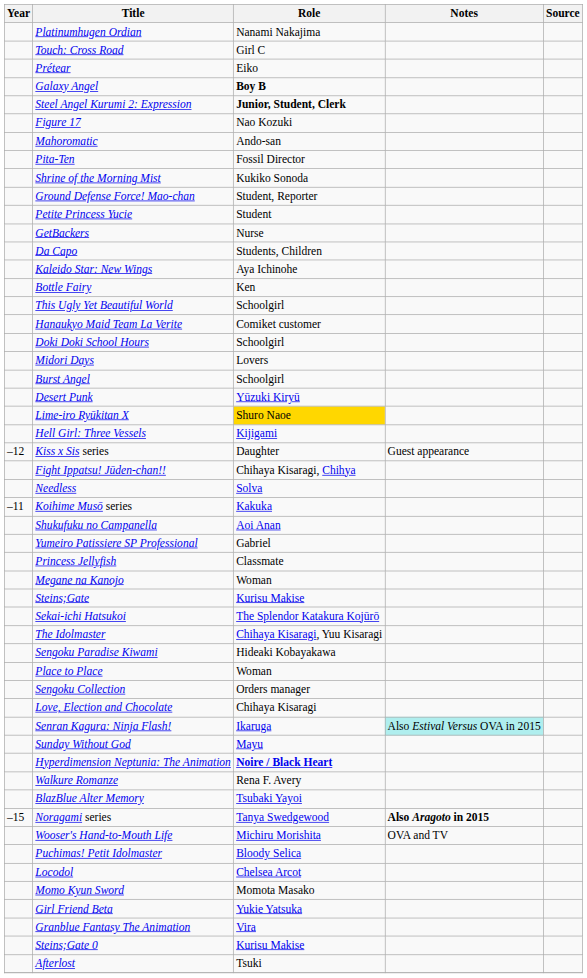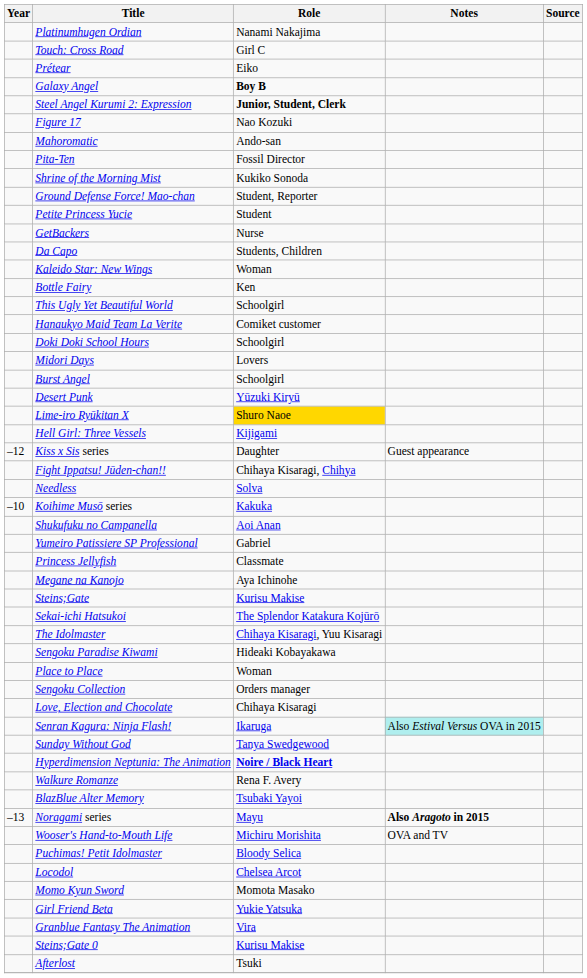(267, 269) Aya Ichinohe -> (254, 269) Woman
(15, 506) –11 -> (16, 506) –10
(254, 580) Woman -> (267, 580) Aya Ichinohe
(250, 744) Mayu -> (283, 744) Tanya Swedgewood
(16, 817) –15 -> (16, 817) –13
(283, 817) Tanya Swedgewood -> (250, 817) Mayu
